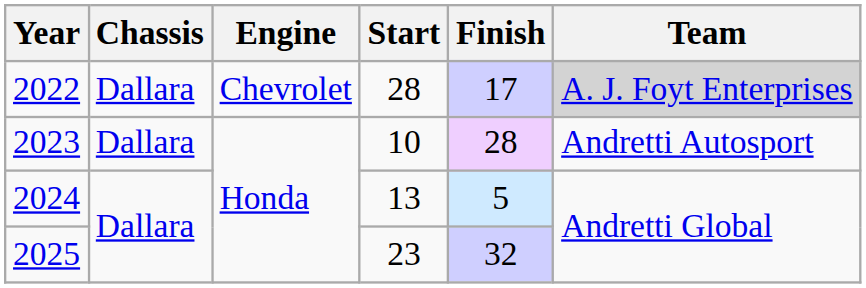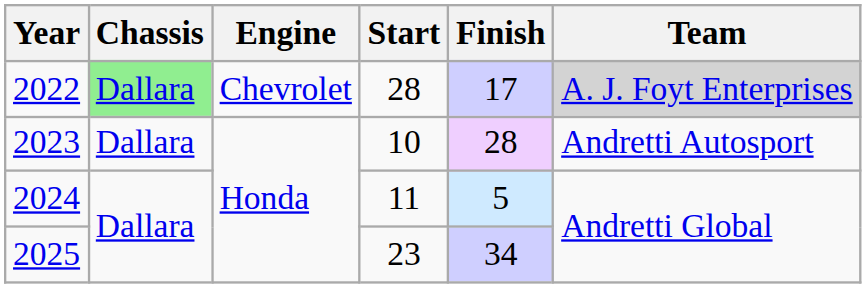(145, 87) no background -> (145, 87) lightgreen background
(404, 198) 13 -> (404, 198) 11
(501, 253) 32 -> (501, 253) 34
